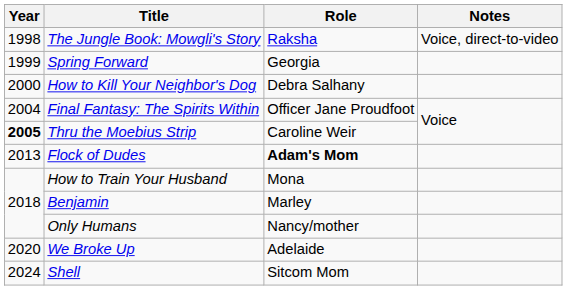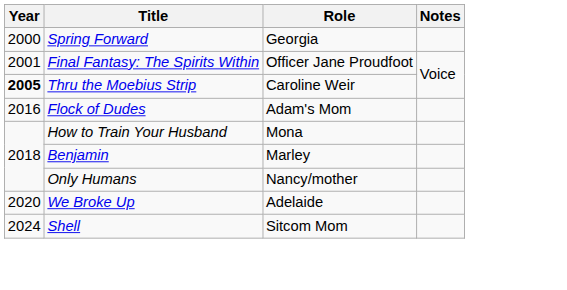- row: (154, 39)
(24, 62) 1999 -> (24, 39) 2000
- row: (152, 86)
(24, 109) 2004 -> (24, 62) 2001
(24, 156) 2013 -> (24, 109) 2016
(313, 156) bold -> (309, 109) normal
